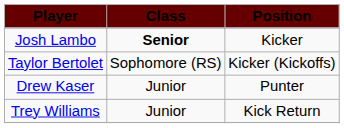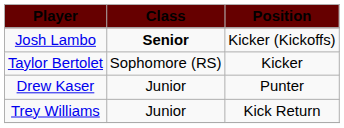(282, 39) Kicker -> (282, 39) Kicker (Kickoffs)
(282, 63) Kicker (Kickoffs) -> (282, 63) Kicker
